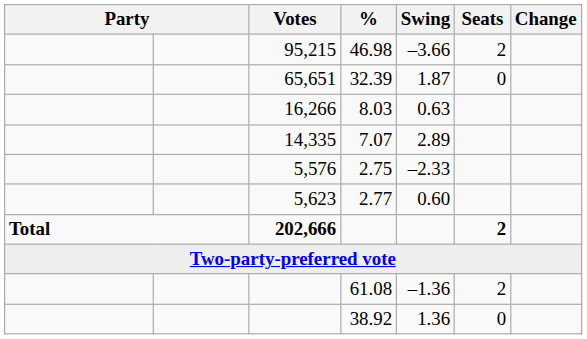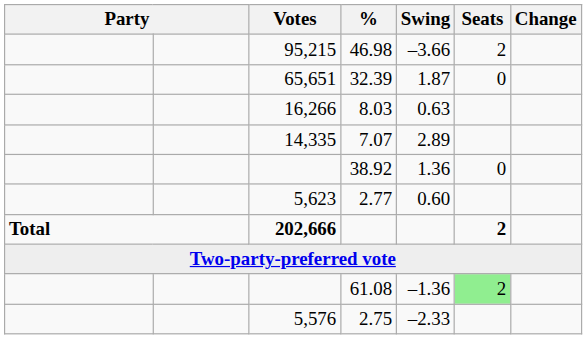rows swapped: (376, 169) <-> (371, 318)
(501, 288) no background -> (501, 288) lightgreen background
